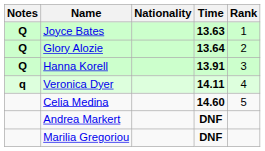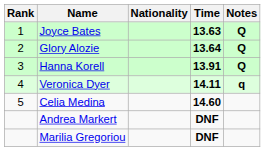columns swapped: (244, 13) <-> (22, 13)
